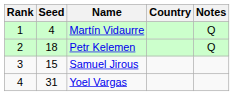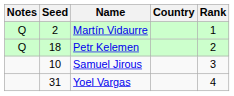columns swapped: (20, 13) <-> (211, 13)
(51, 30) 4 -> (55, 30) 2
(51, 64) 15 -> (55, 64) 10
